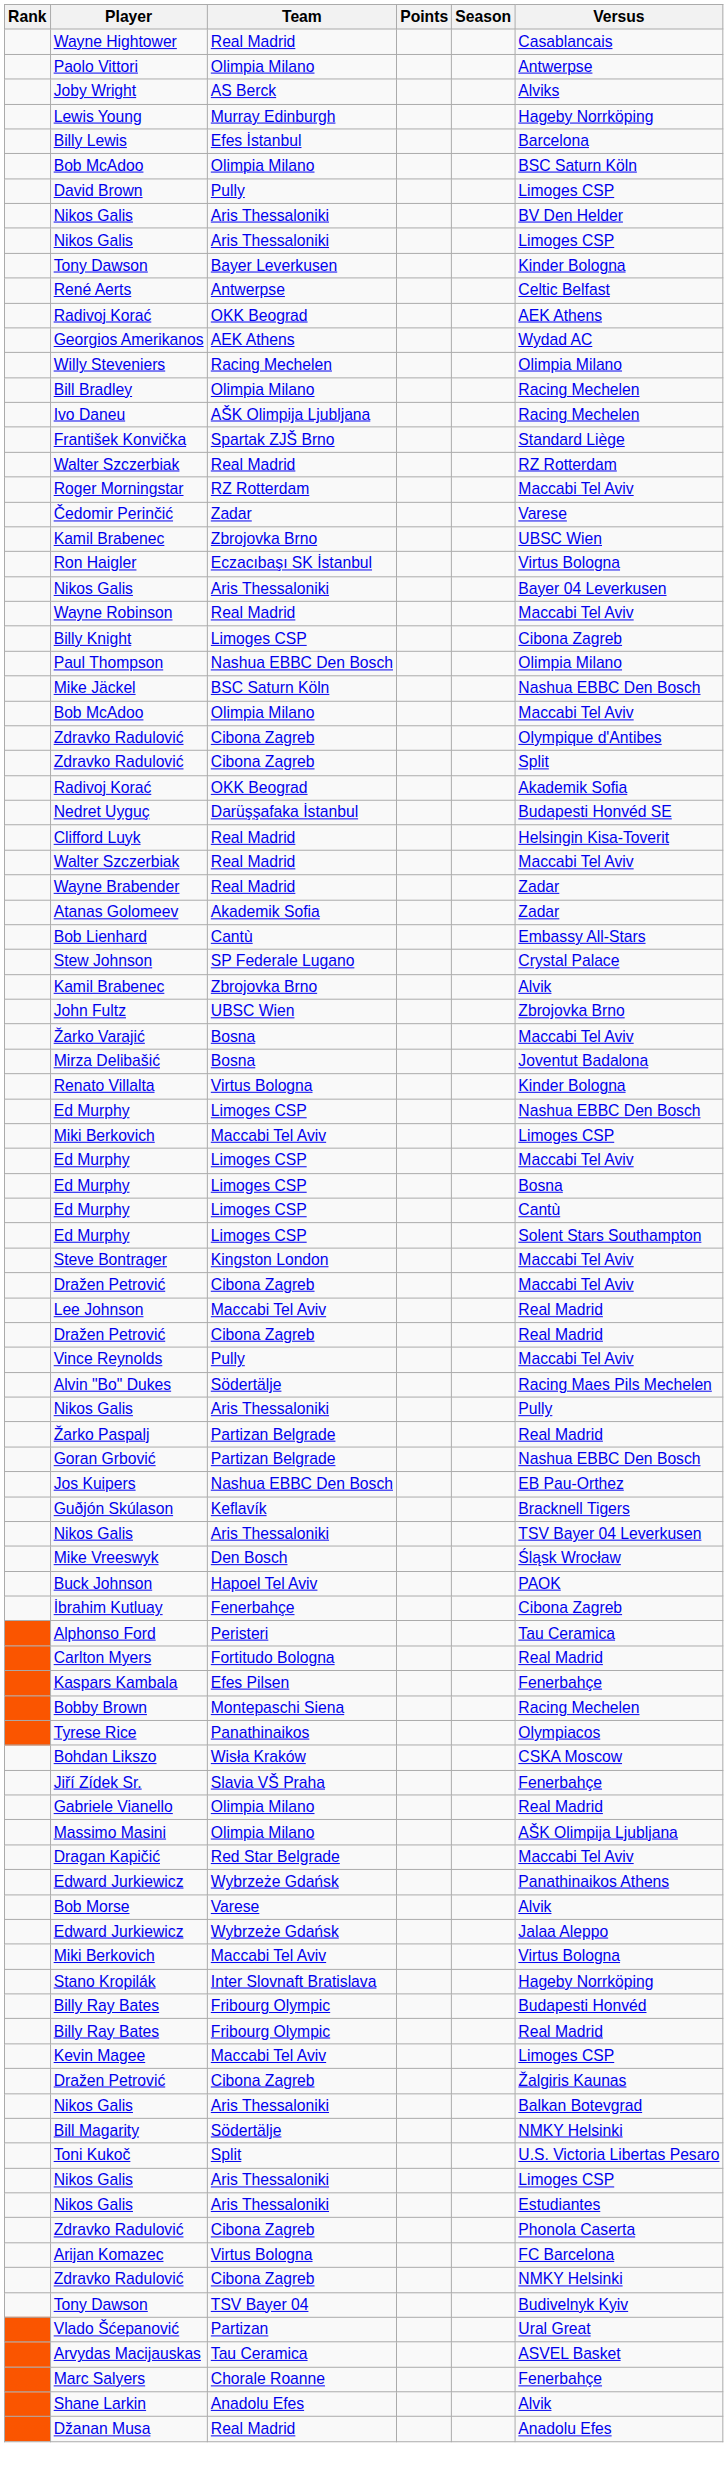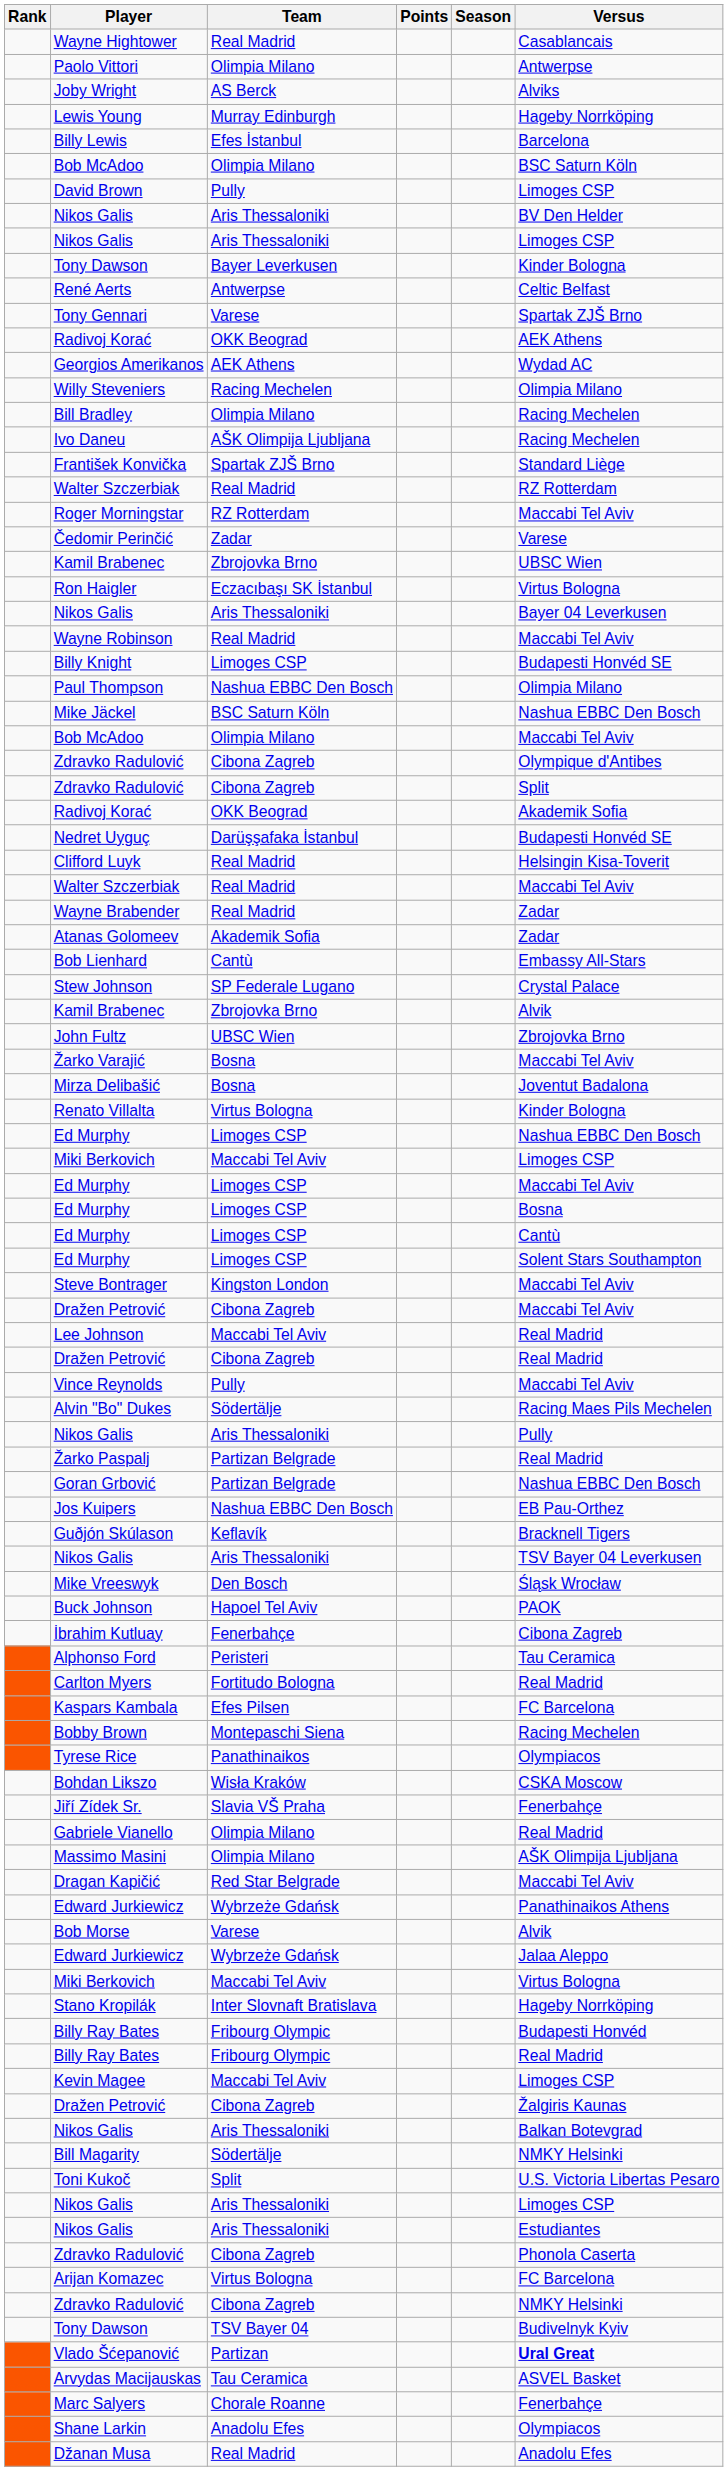+ row: (100, 315)
(570, 638) Cibona Zagreb -> (595, 663) Budapesti Honvéd SE
(560, 1683) Fenerbahçe -> (566, 1707) FC Barcelona
(555, 2329) normal -> (556, 2354) bold
(535, 2404) Alvik -> (559, 2429) Olympiacos
